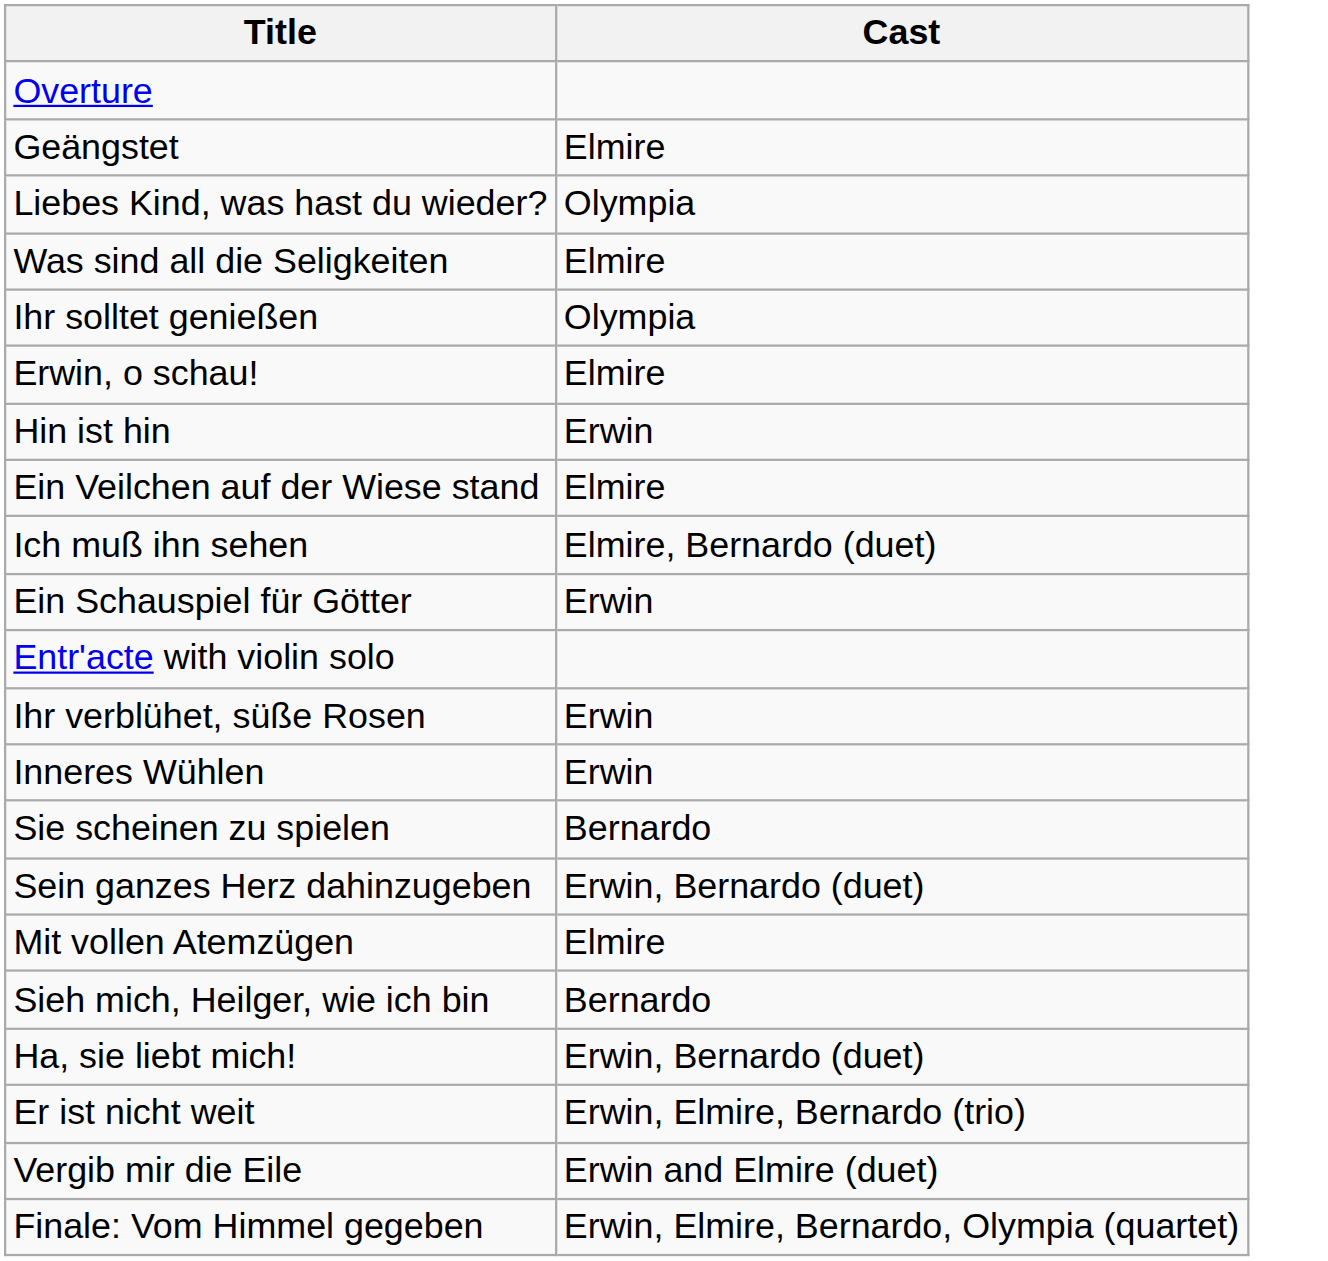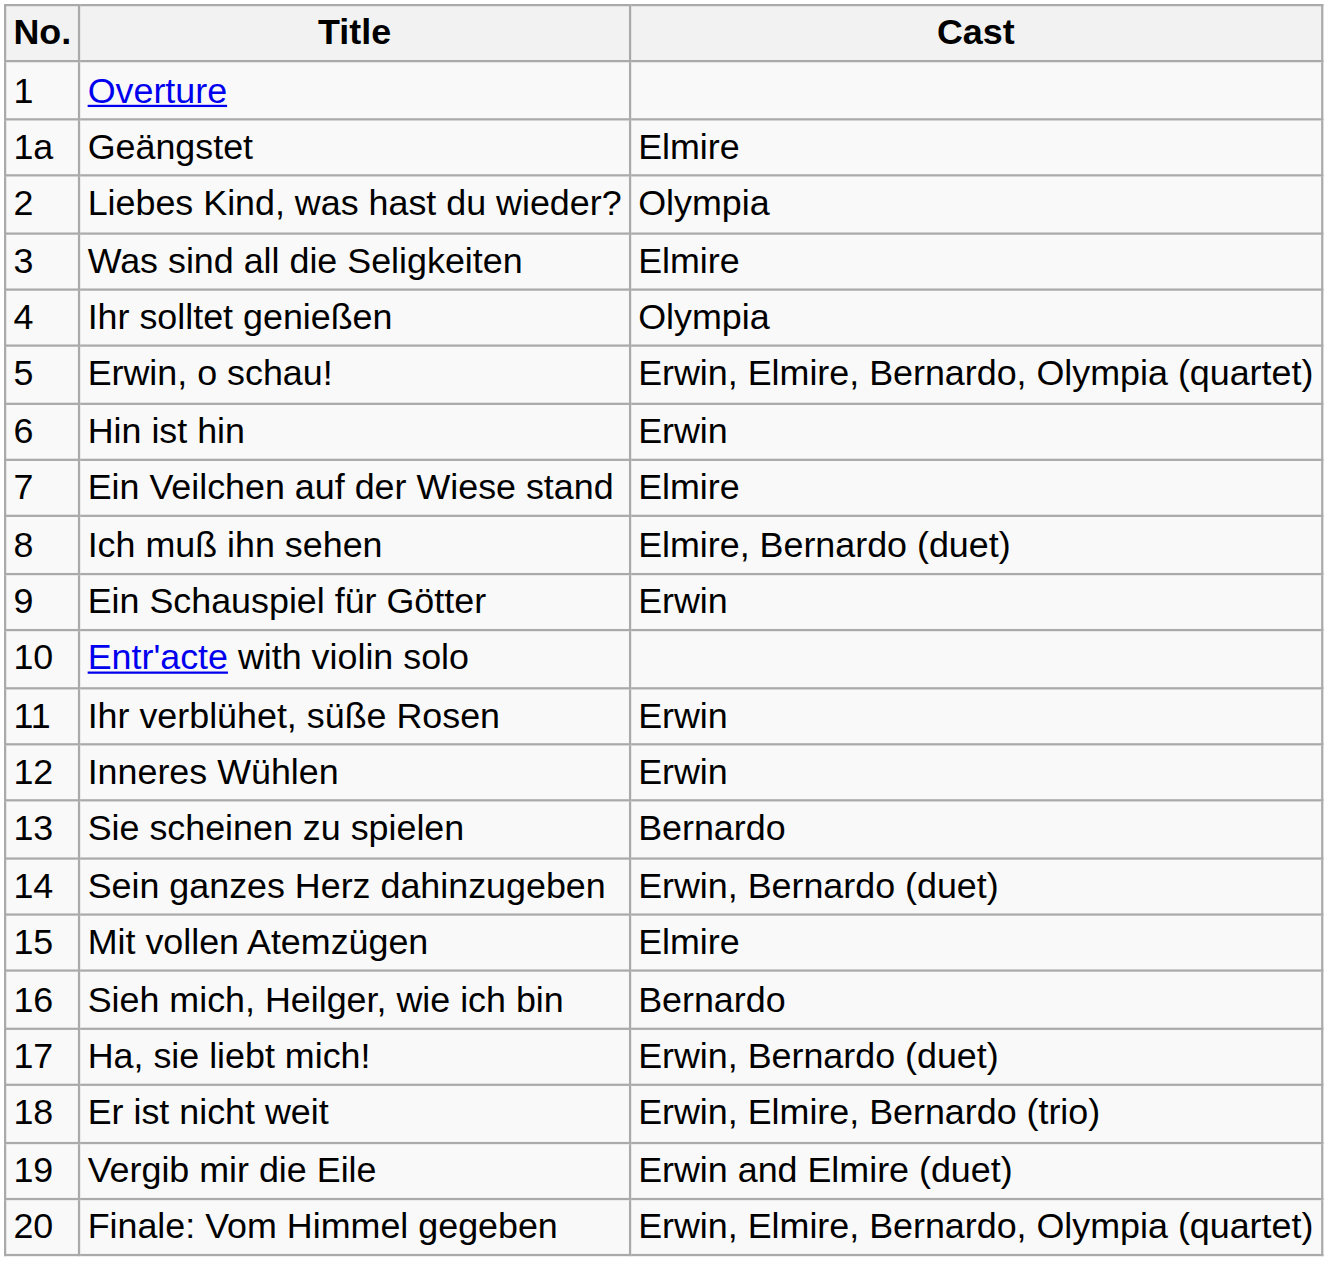+ column: (42, 32)
(615, 373) Elmire -> (976, 373) Erwin, Elmire, Bernardo, Olympia (quartet)
